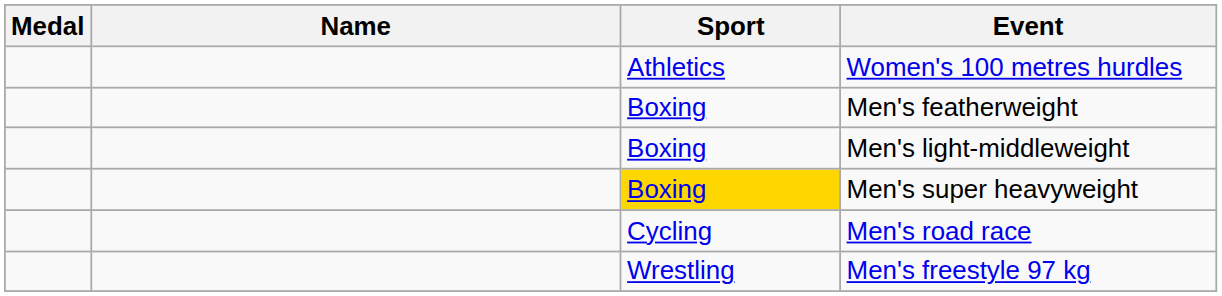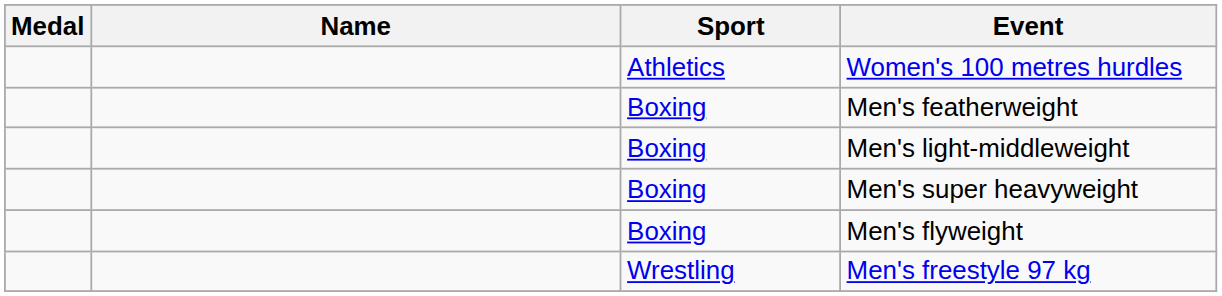(667, 190) gold background -> (667, 190) no background
+ row: (935, 231)
- row: (939, 231)
